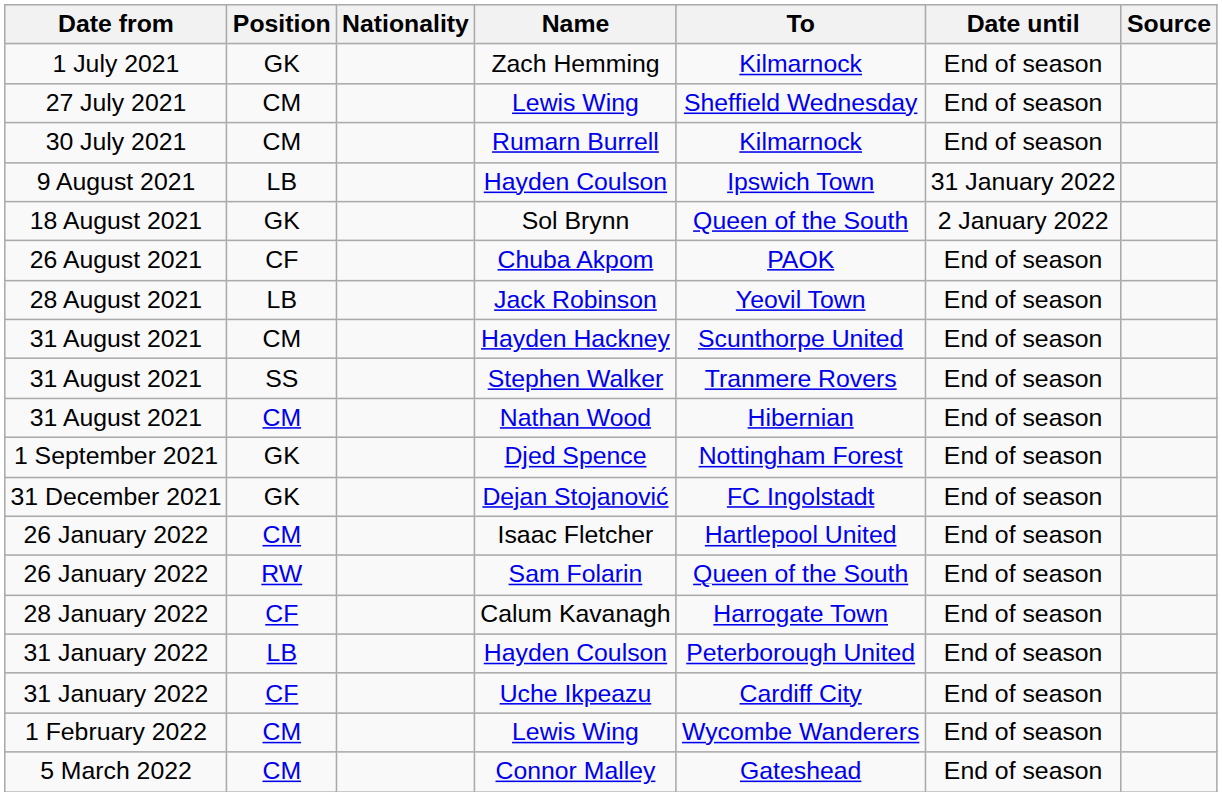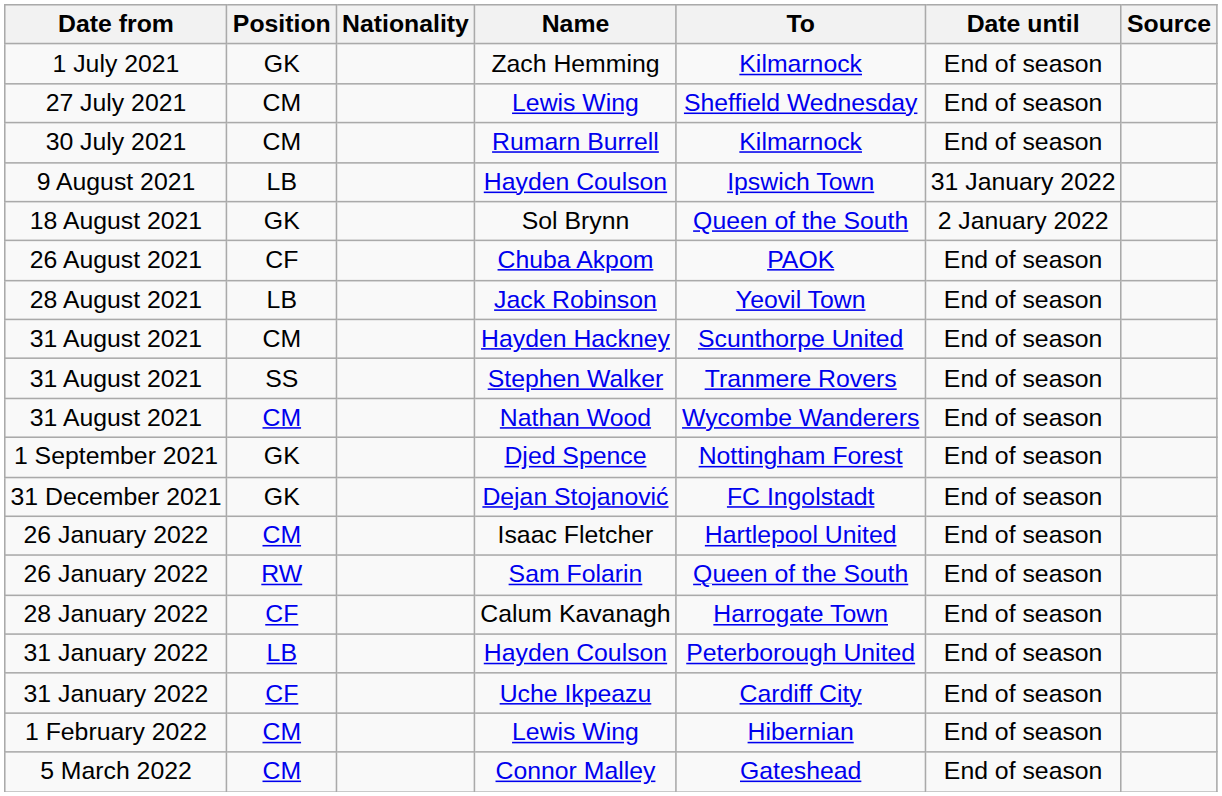(801, 417) Hibernian -> (801, 417) Wycombe Wanderers
(801, 732) Wycombe Wanderers -> (801, 732) Hibernian
